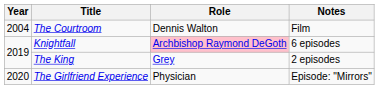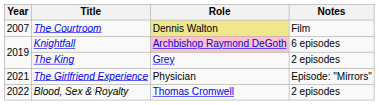(18, 28) 2004 -> (18, 28) 2007
(185, 28) no background -> (185, 28) khaki background
(18, 76) 2020 -> (18, 76) 2021
+ row: (81, 92)
